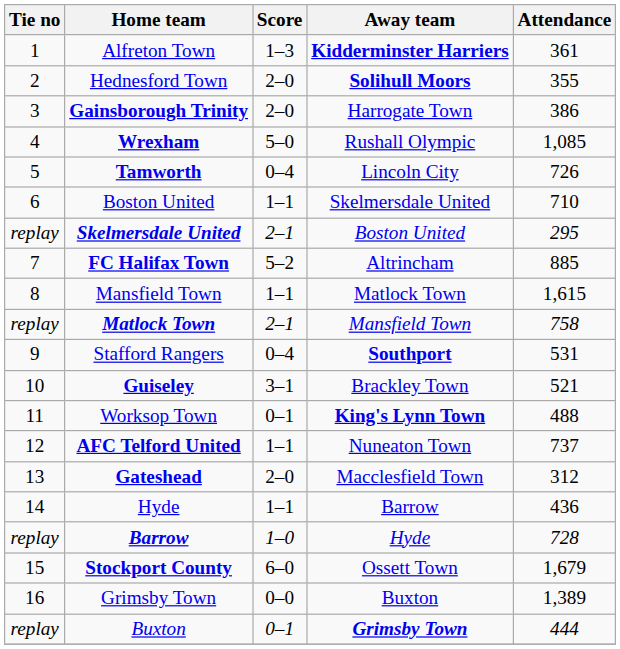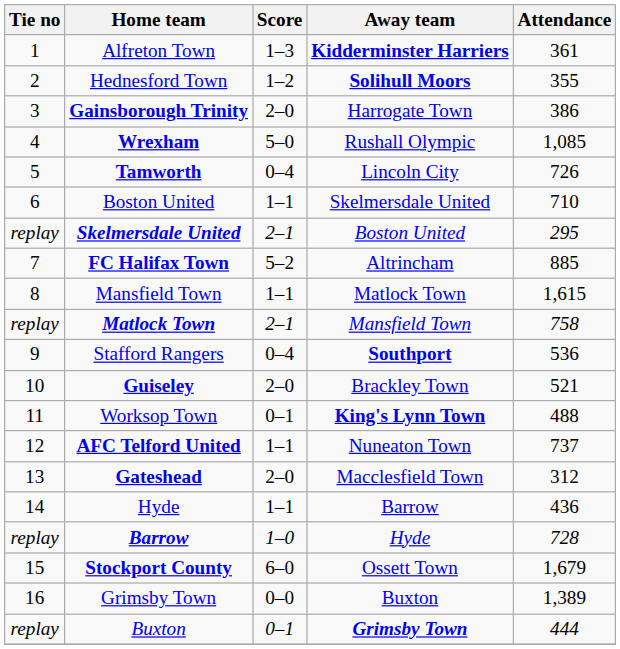(280, 80) 2–0 -> (280, 80) 1–2
(564, 354) 531 -> (564, 354) 536
(280, 385) 3–1 -> (280, 385) 2–0
